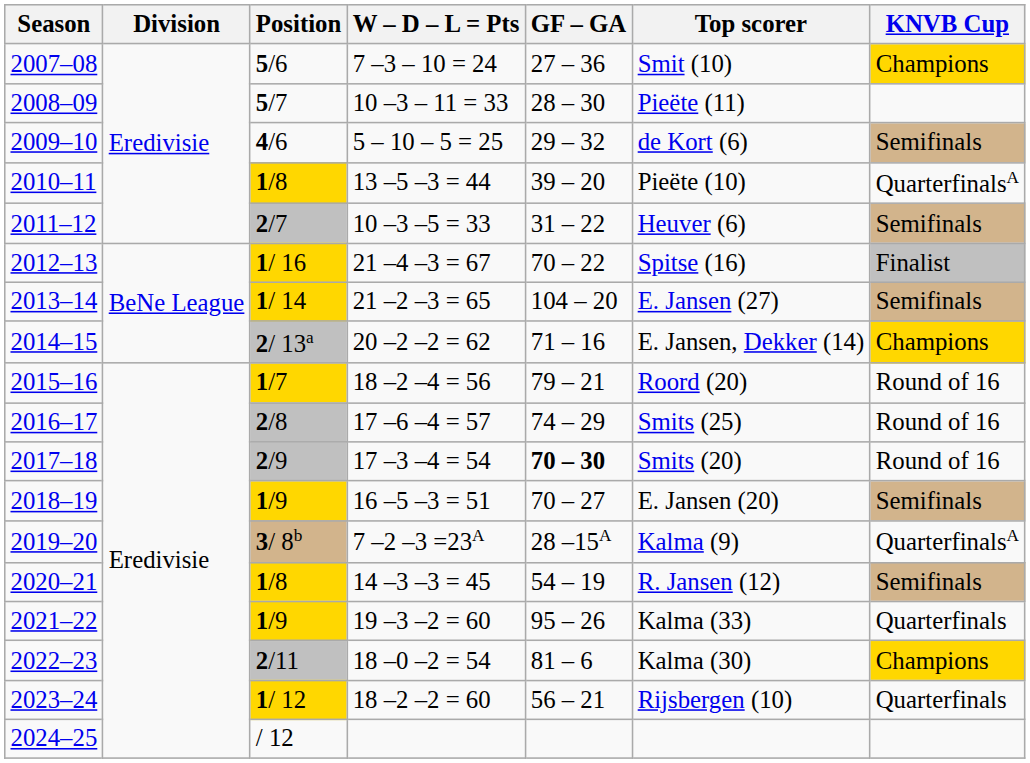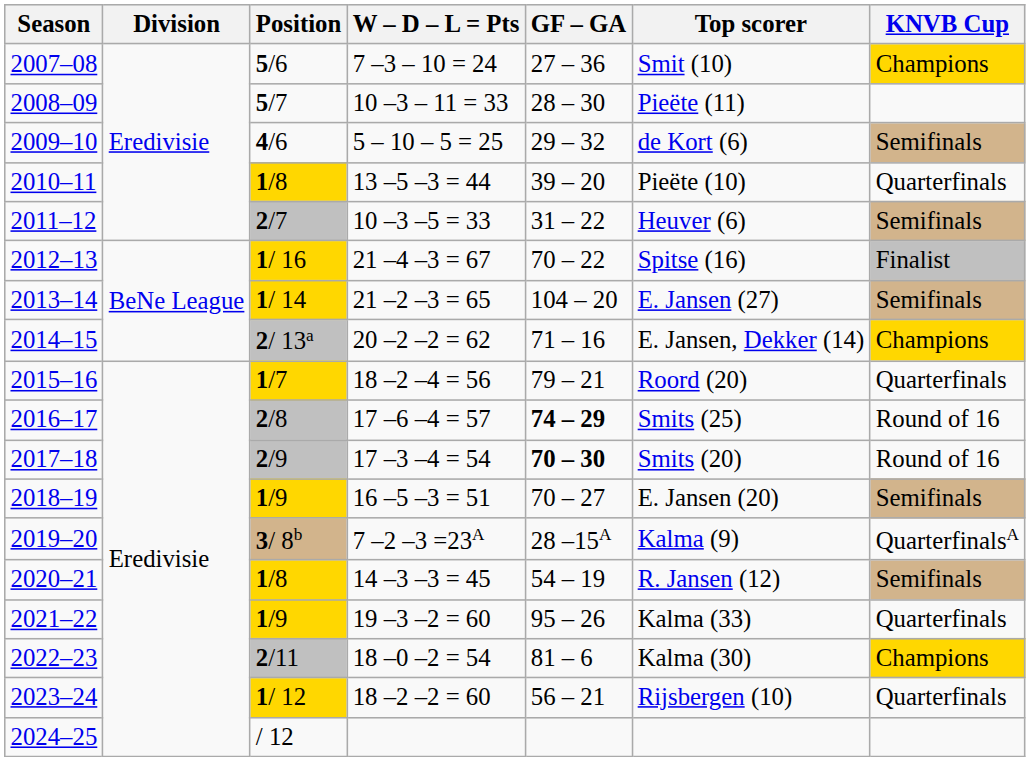(947, 182) QuarterfinalsA -> (941, 181) Quarterfinals
(938, 382) Round of 16 -> (941, 380) Quarterfinals
(568, 421) normal -> (568, 419) bold
